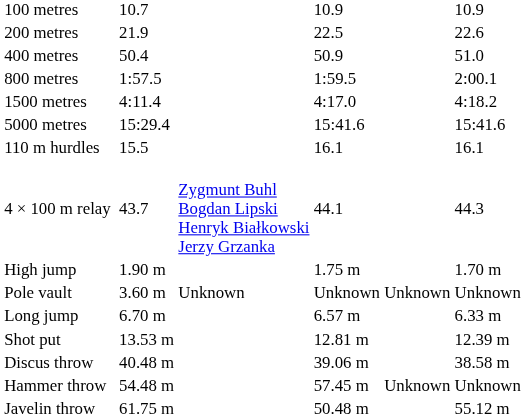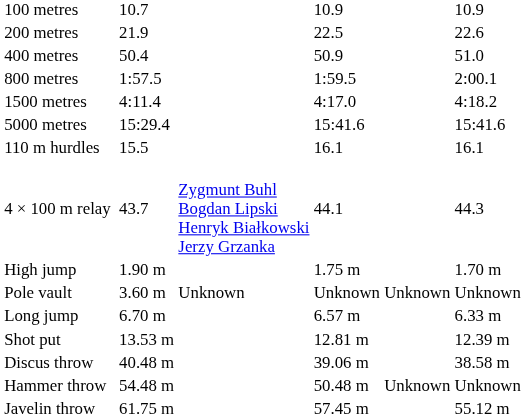(341, 385) 57.45 m -> (341, 385) 50.48 m
(341, 408) 50.48 m -> (341, 408) 57.45 m
